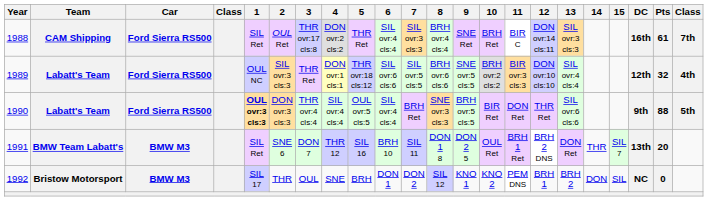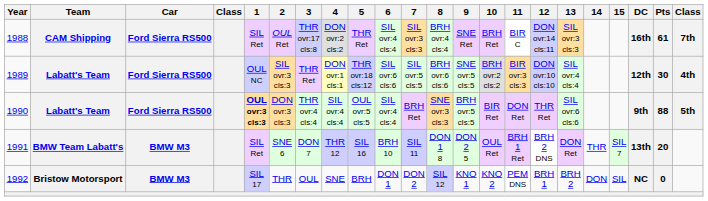(663, 74) 32 -> (663, 74) 30
